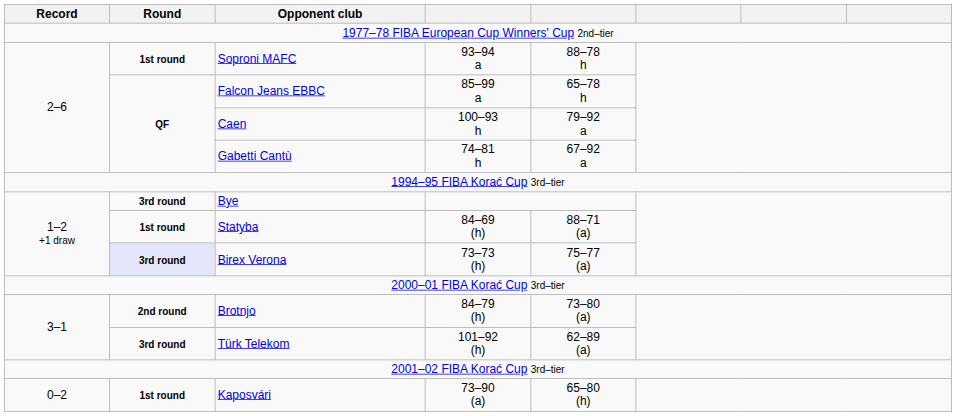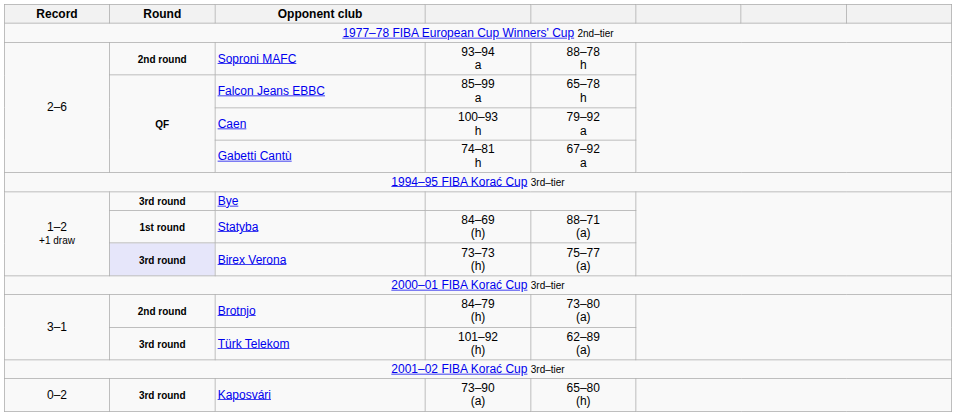(162, 59) 1st round -> (162, 59) 2nd round
(162, 395) 1st round -> (162, 395) 3rd round
